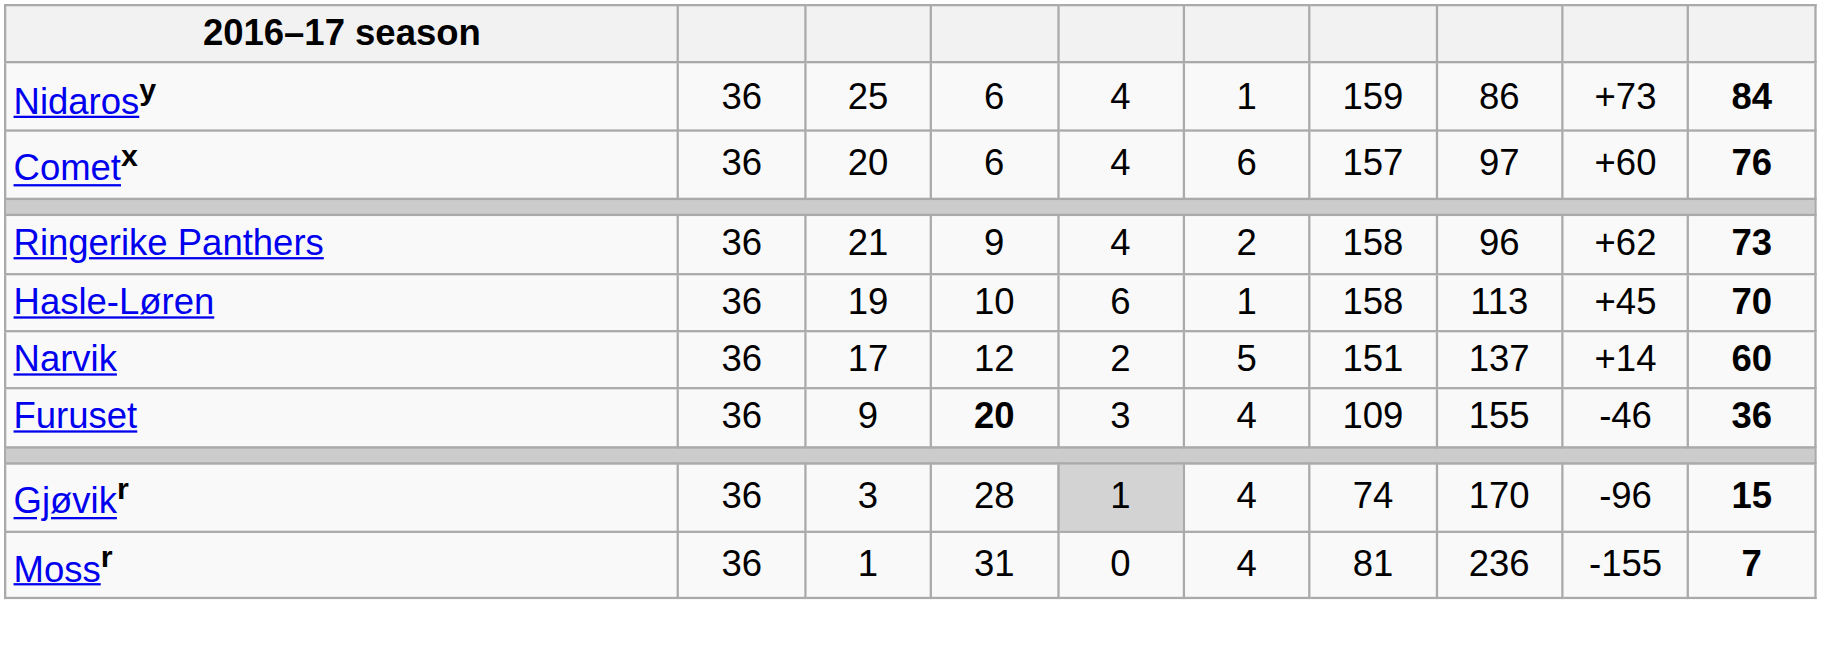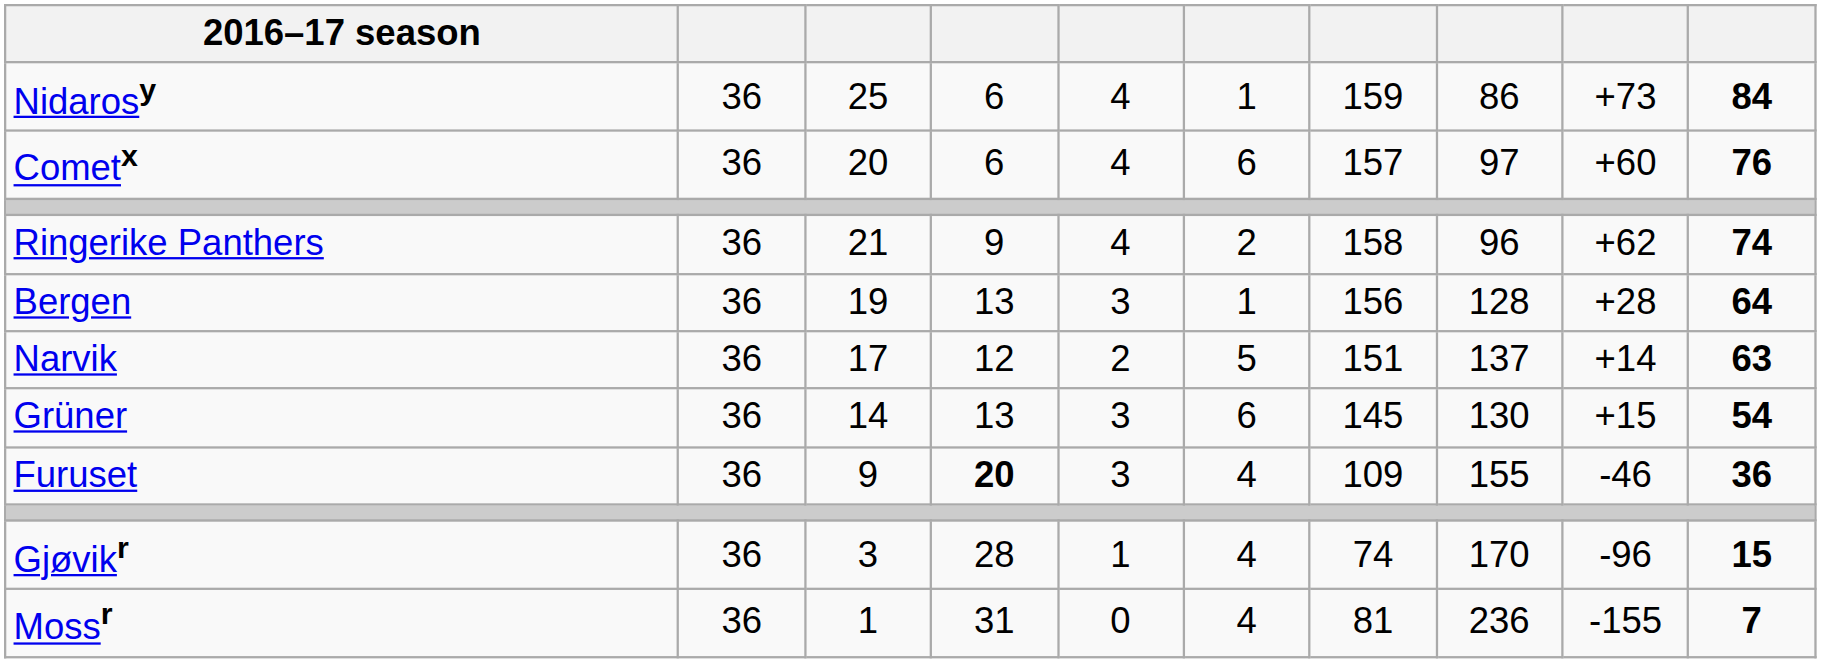(1752, 243) 73 -> (1752, 243) 74
- row: (114, 301)
+ row: (72, 301)
(1752, 359) 60 -> (1752, 359) 63
+ row: (70, 417)
(1120, 496) lightgrey background -> (1120, 554) no background
